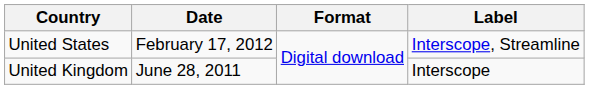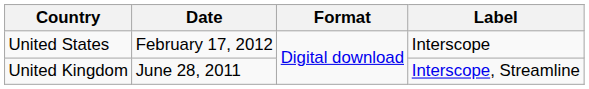(496, 44) Interscope, Streamline -> (451, 44) Interscope
(451, 71) Interscope -> (496, 71) Interscope, Streamline
